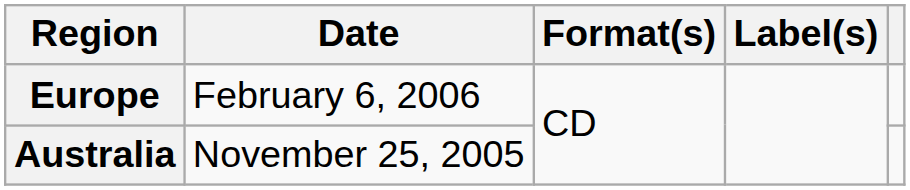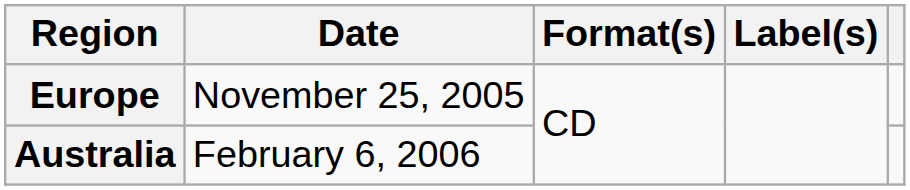(337, 94) February 6, 2006 -> (359, 94) November 25, 2005
(359, 154) November 25, 2005 -> (337, 154) February 6, 2006
